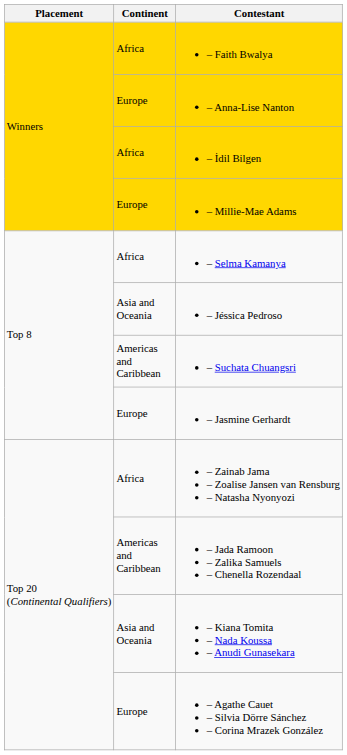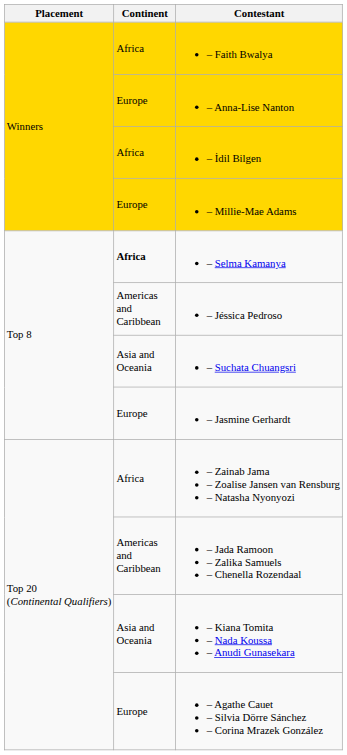(130, 257) normal -> (131, 257) bold
(135, 309) Asia and Oceania -> (139, 309) Americas and Caribbean
(139, 361) Americas and Caribbean -> (135, 361) Asia and Oceania
